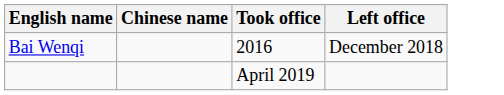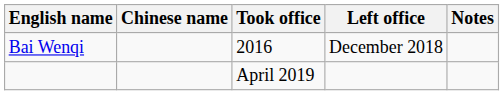+ column: (473, 18)
